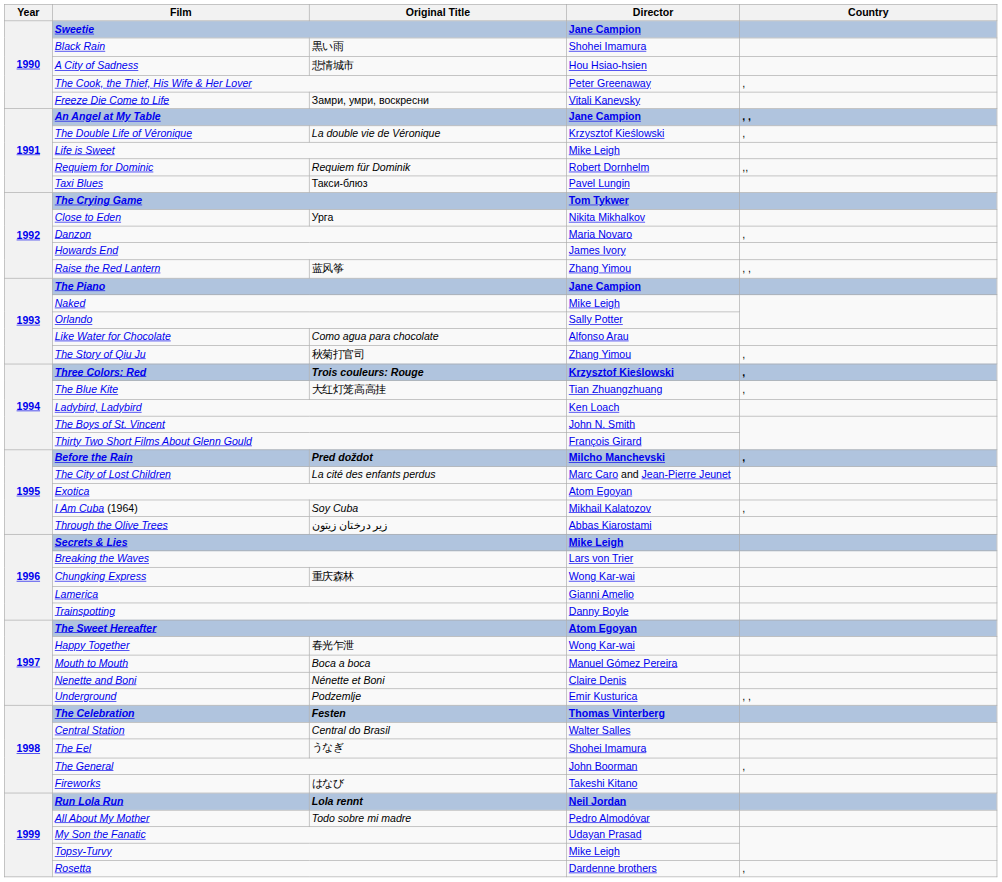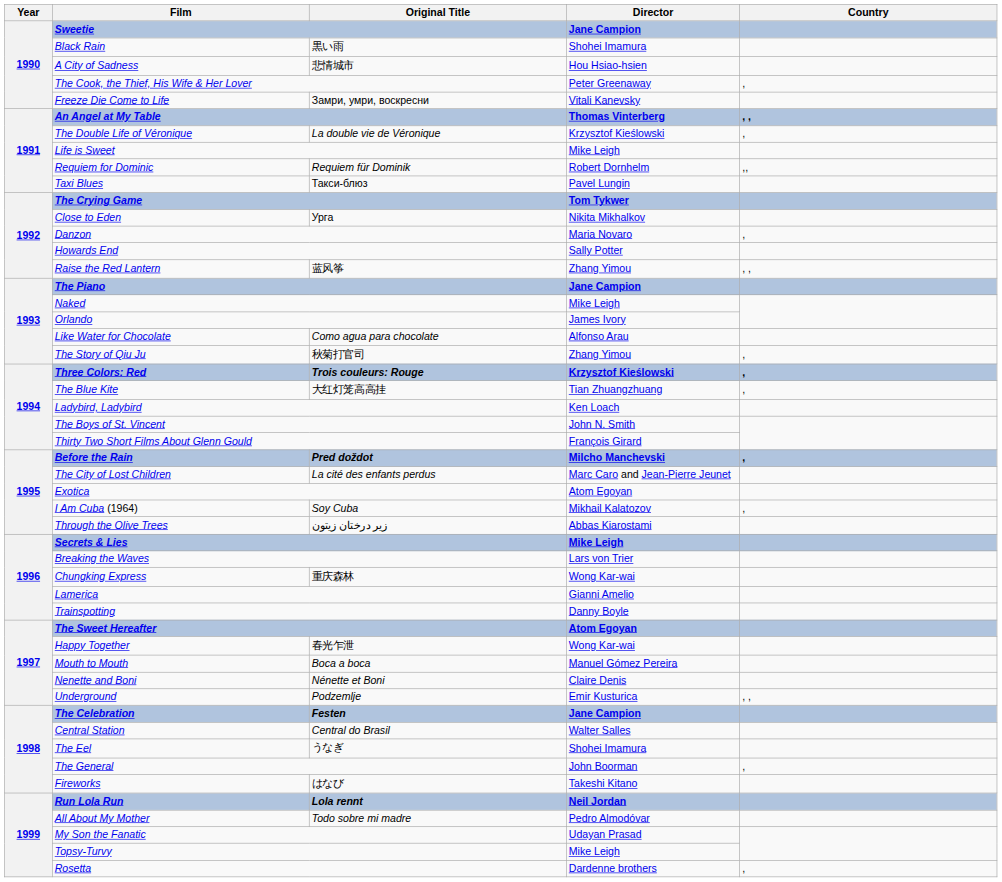(605, 117) Jane Campion -> (617, 117) Thomas Vinterberg
(597, 251) James Ivory -> (596, 251) Sally Potter
(596, 320) Sally Potter -> (597, 320) James Ivory
(617, 714) Thomas Vinterberg -> (605, 714) Jane Campion
